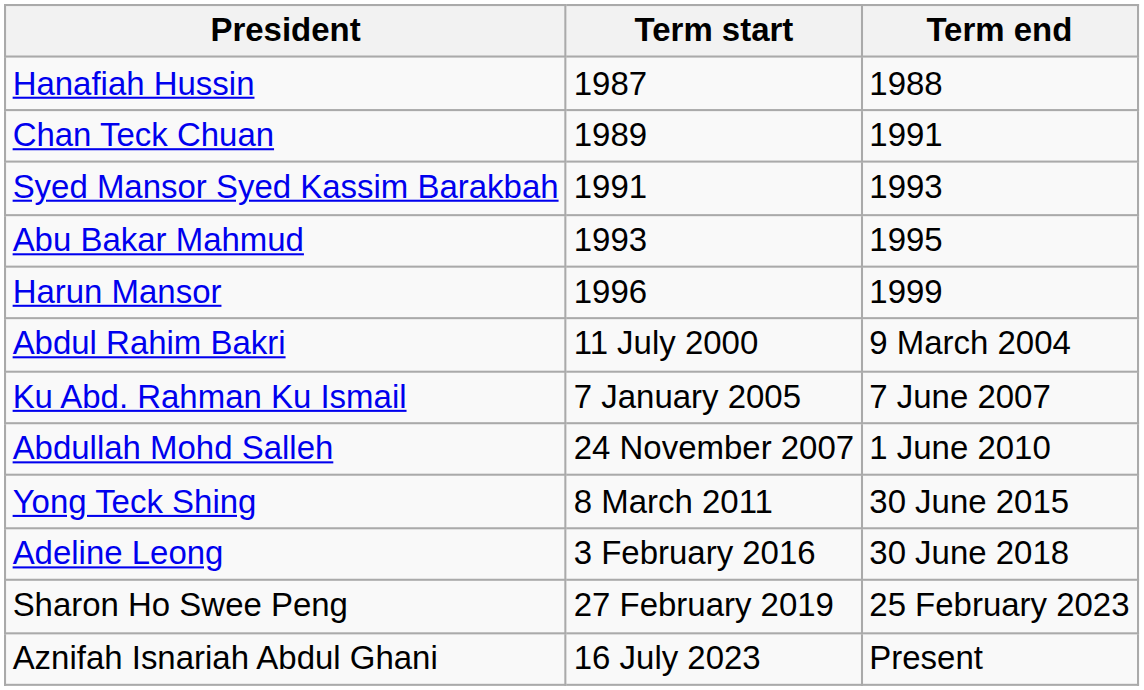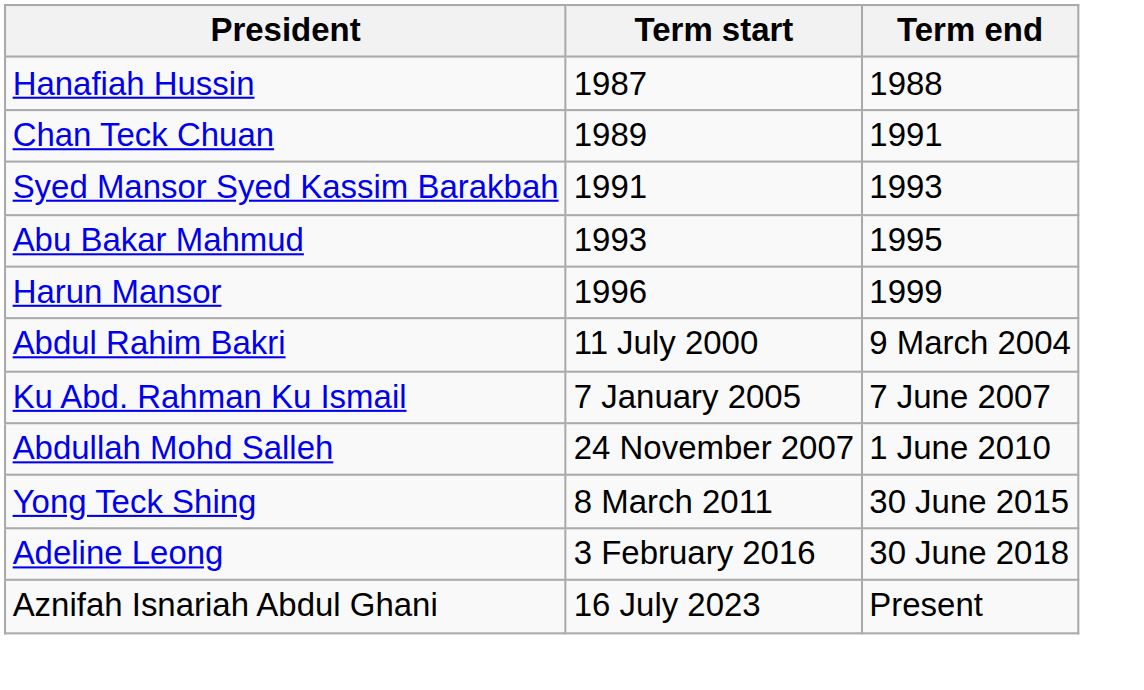- row: (180, 605)
